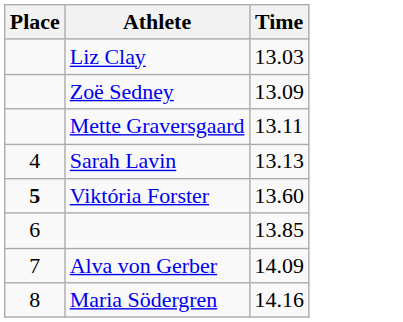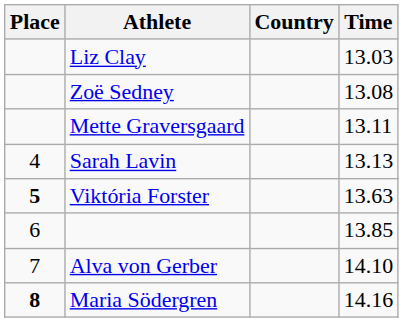+ column: (294, 21)
(279, 91) 13.09 -> (368, 91) 13.08
(279, 195) 13.60 -> (368, 195) 13.63
(279, 265) 14.09 -> (368, 265) 14.10
(35, 299) normal -> (35, 299) bold
